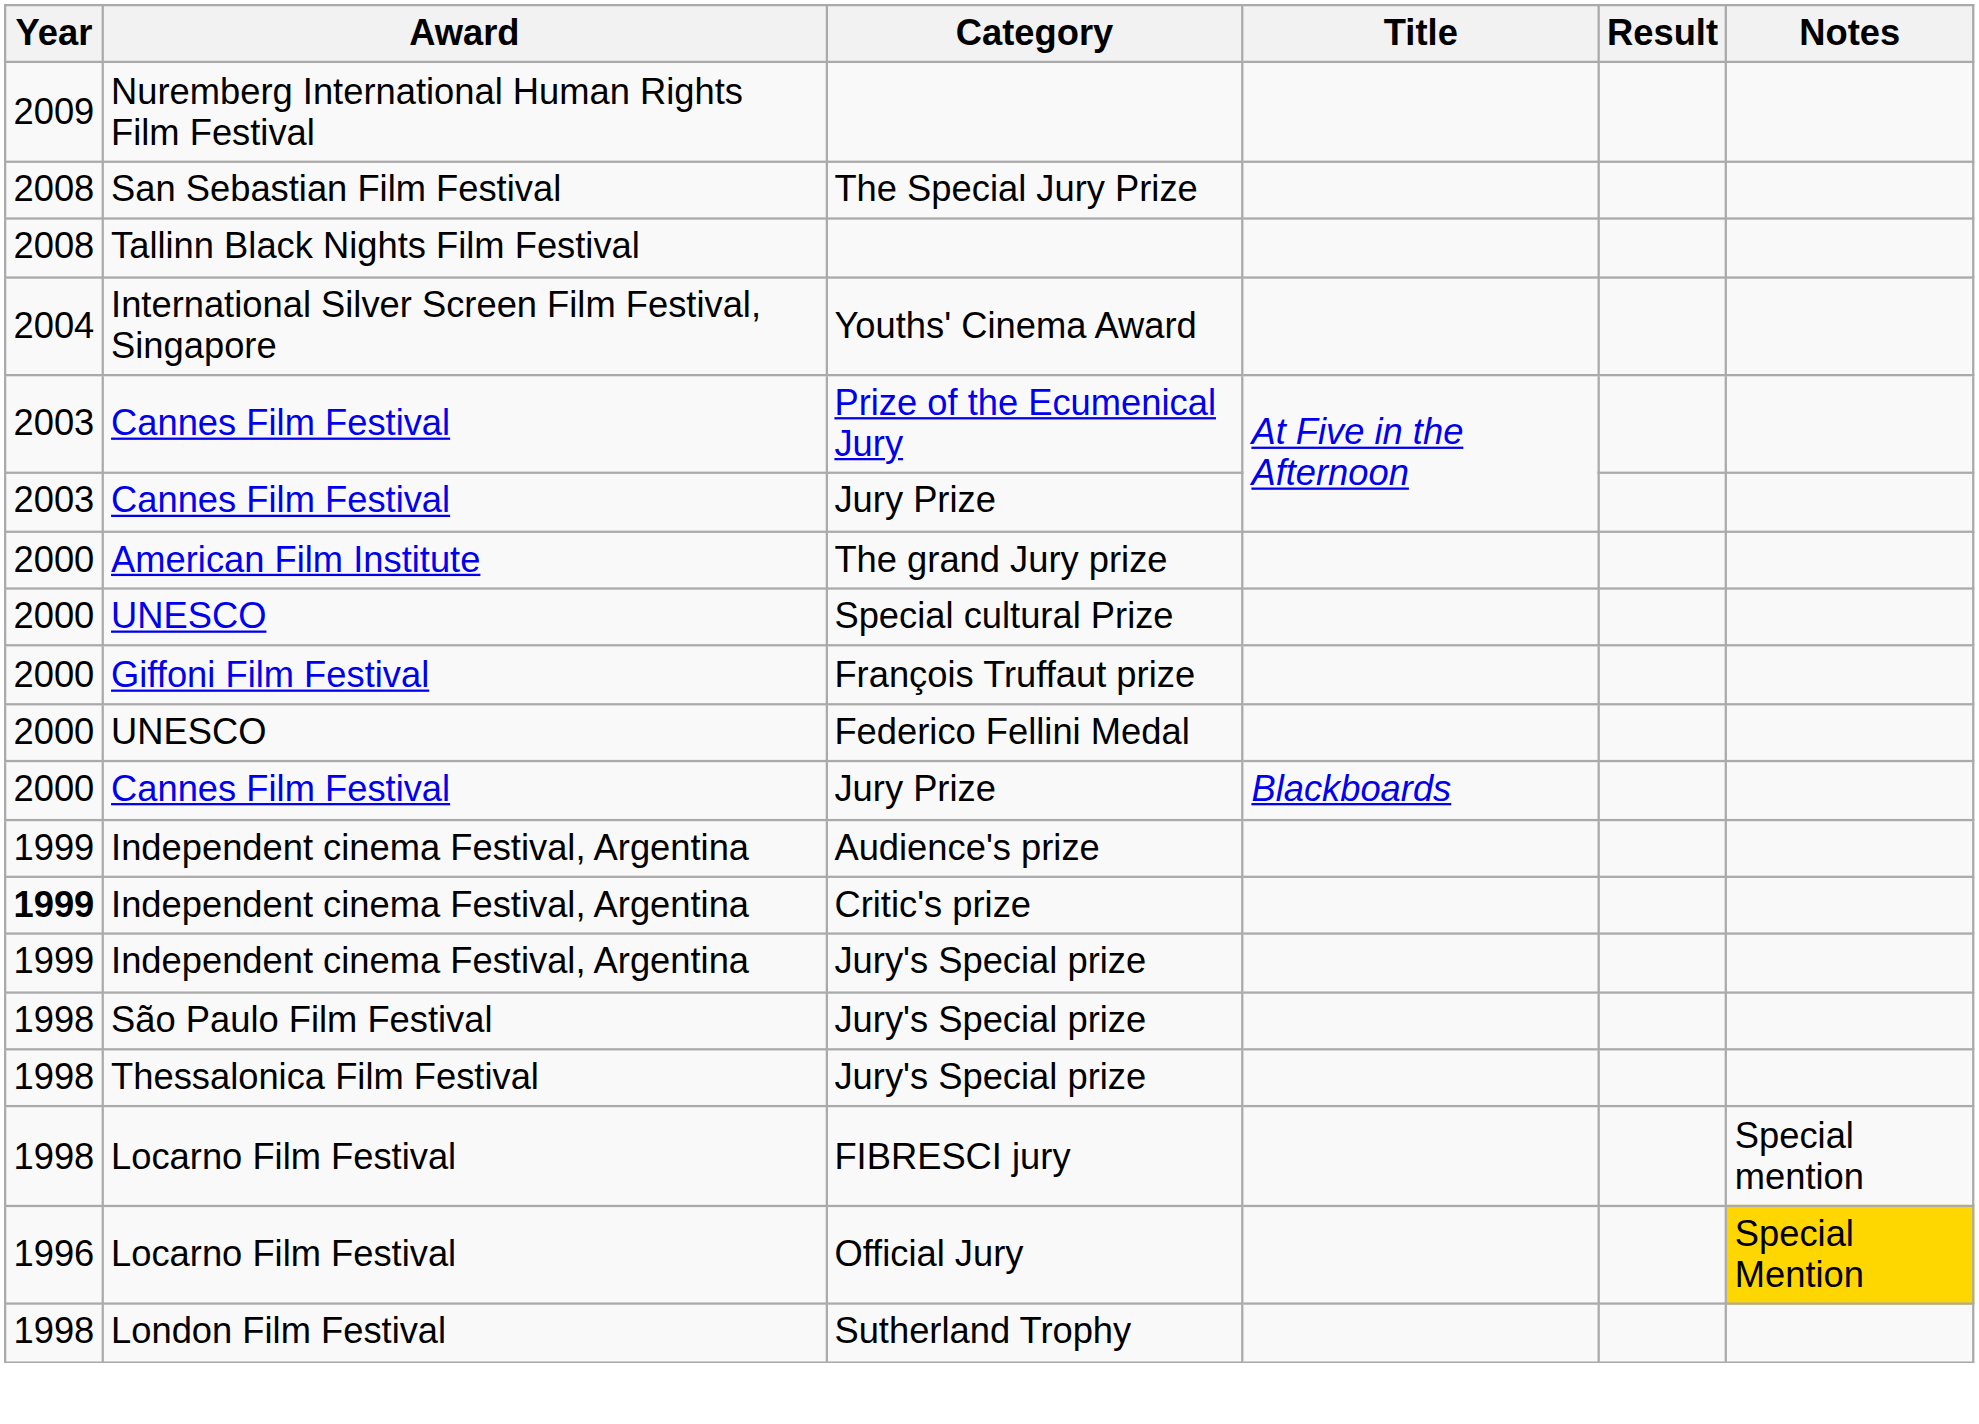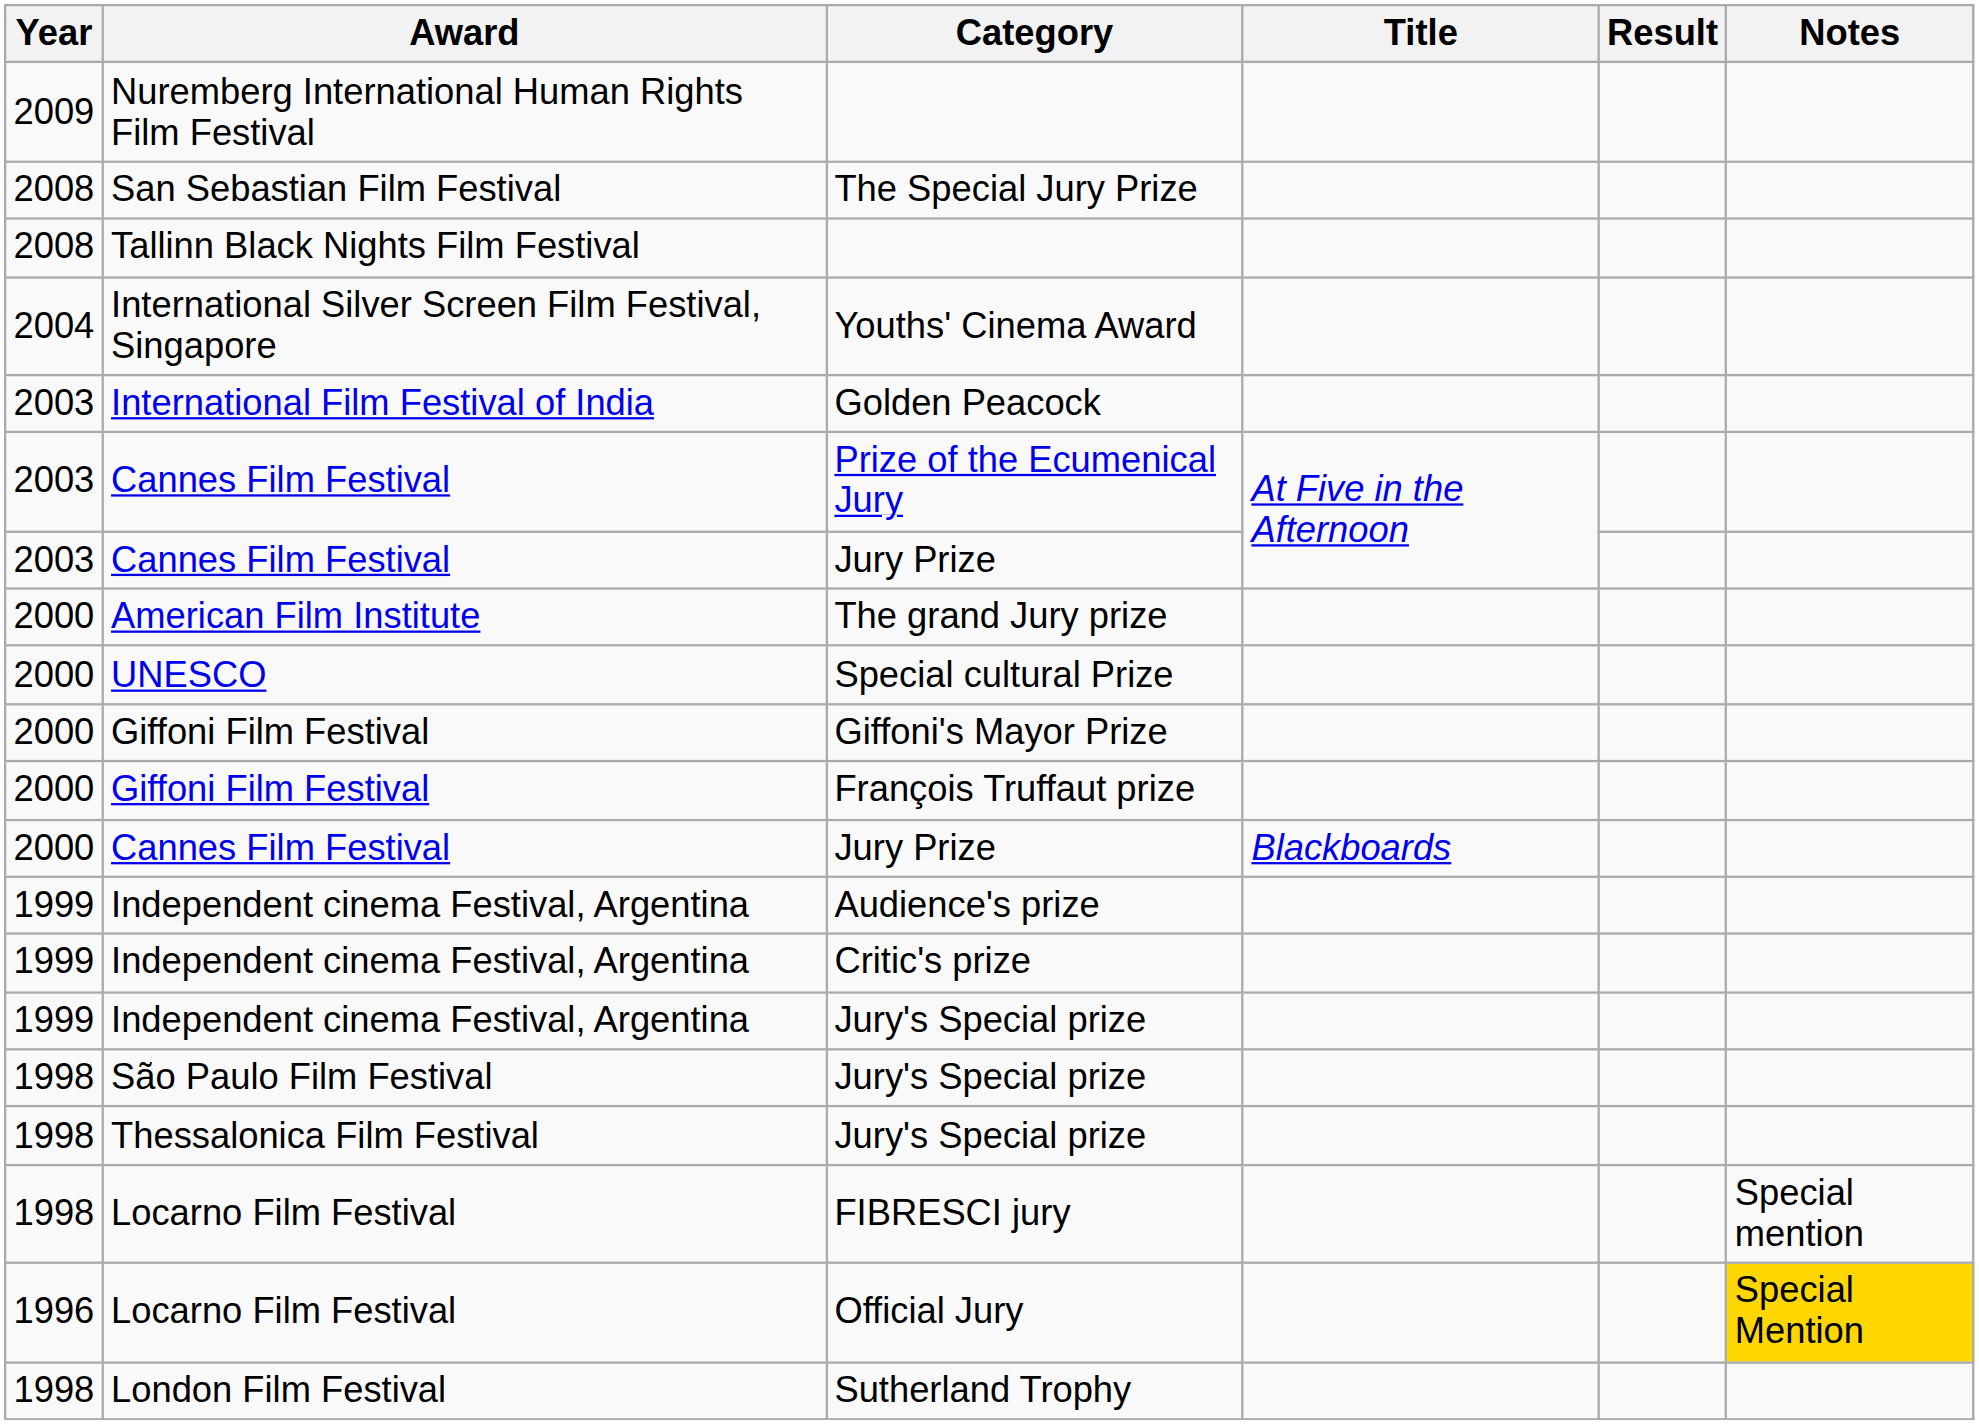+ row: (383, 403)
+ row: (270, 731)
- row: (189, 731)
(54, 904) bold -> (54, 962) normal
